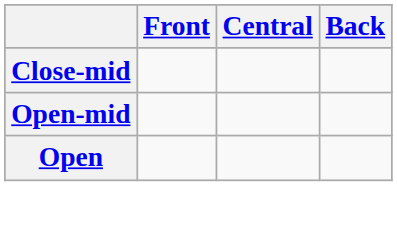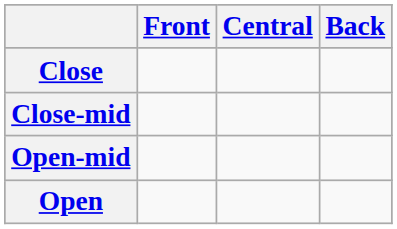+ row: (71, 69)
